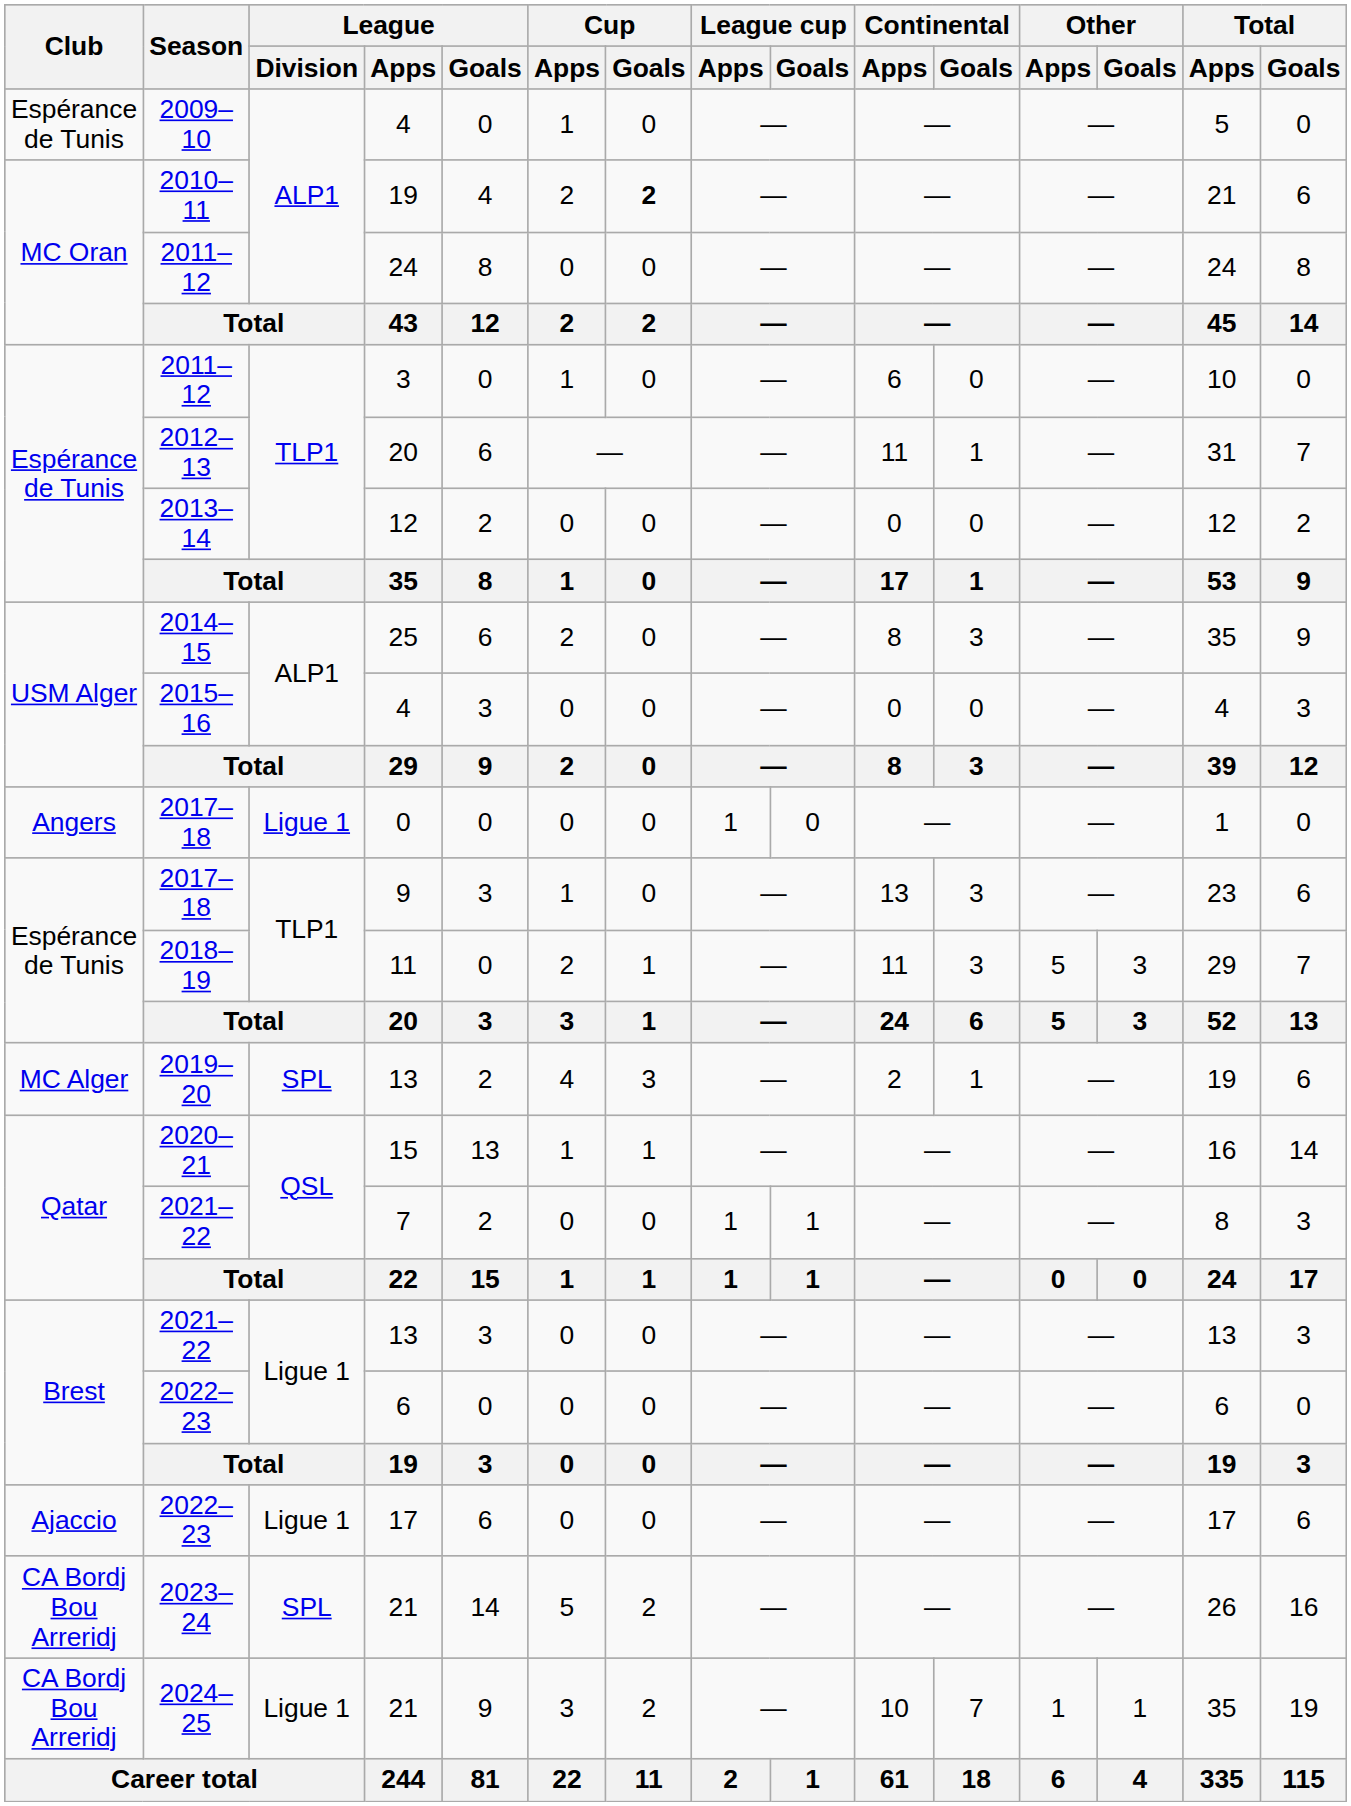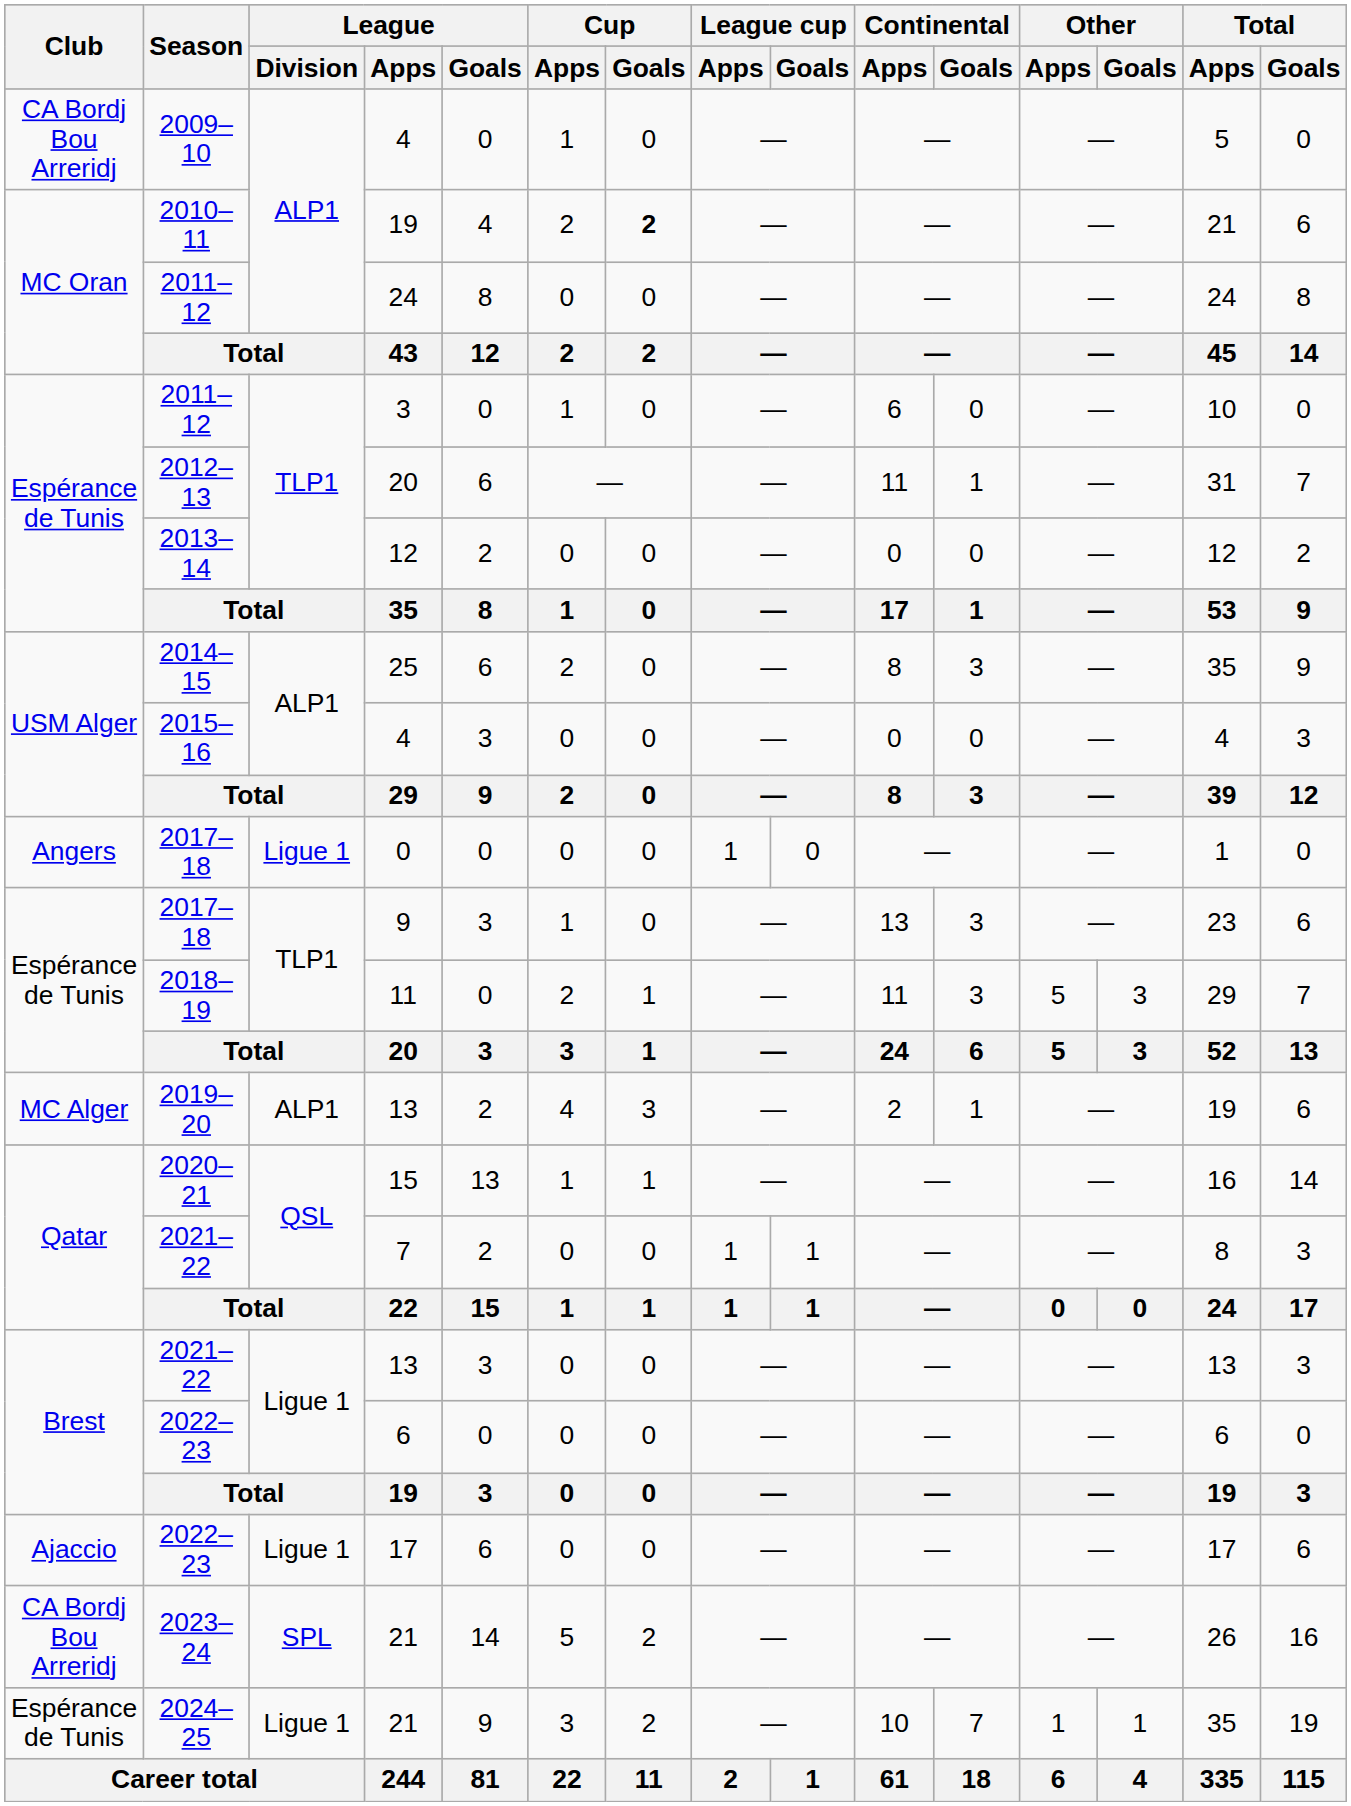(74, 124) Espérance de Tunis -> (74, 138) CA Bordj Bou Arreridj
(307, 1078) SPL -> (307, 1108) ALP1
(74, 1708) CA Bordj Bou Arreridj -> (74, 1722) Espérance de Tunis
